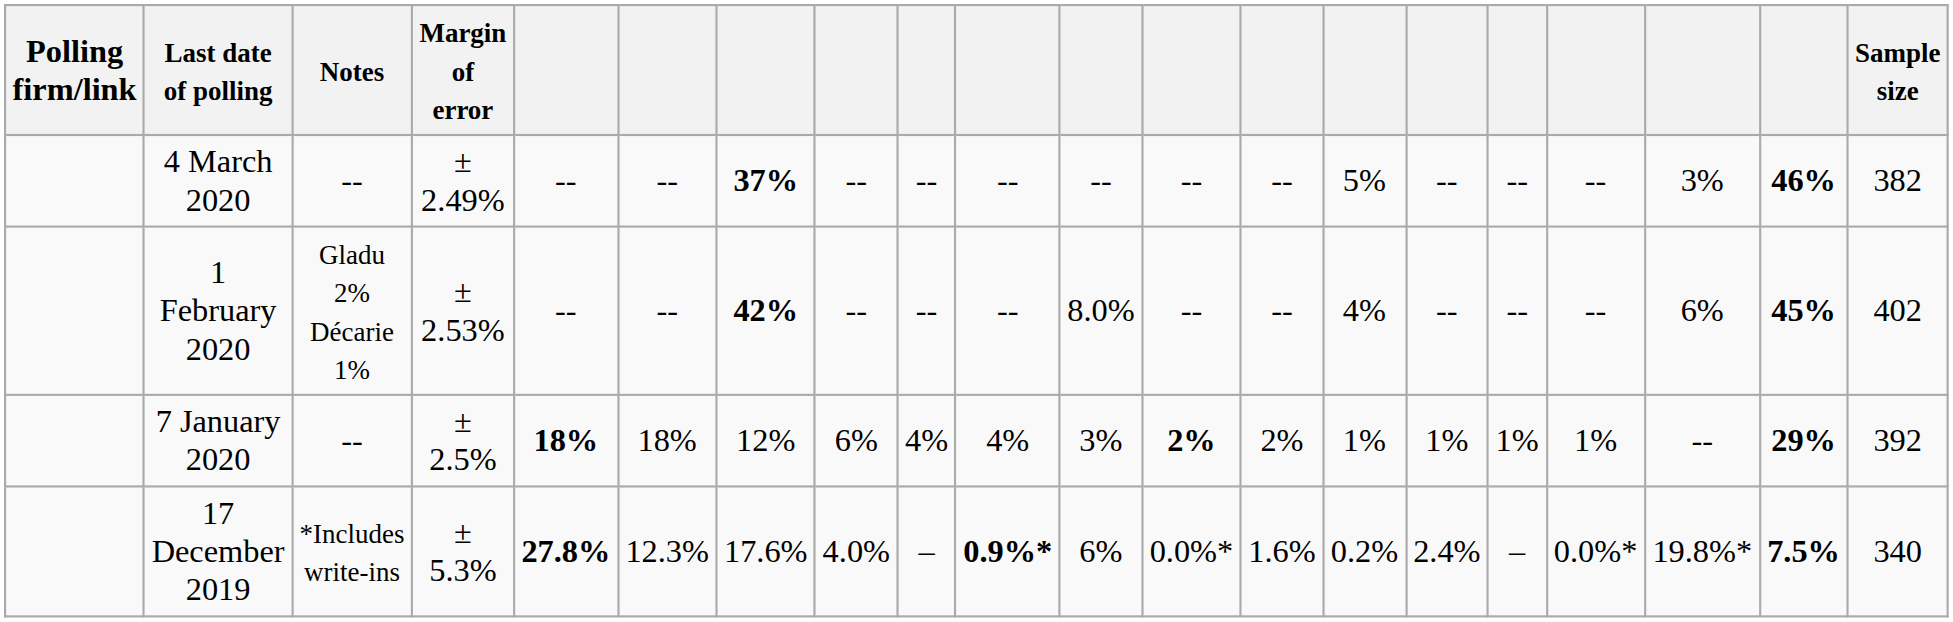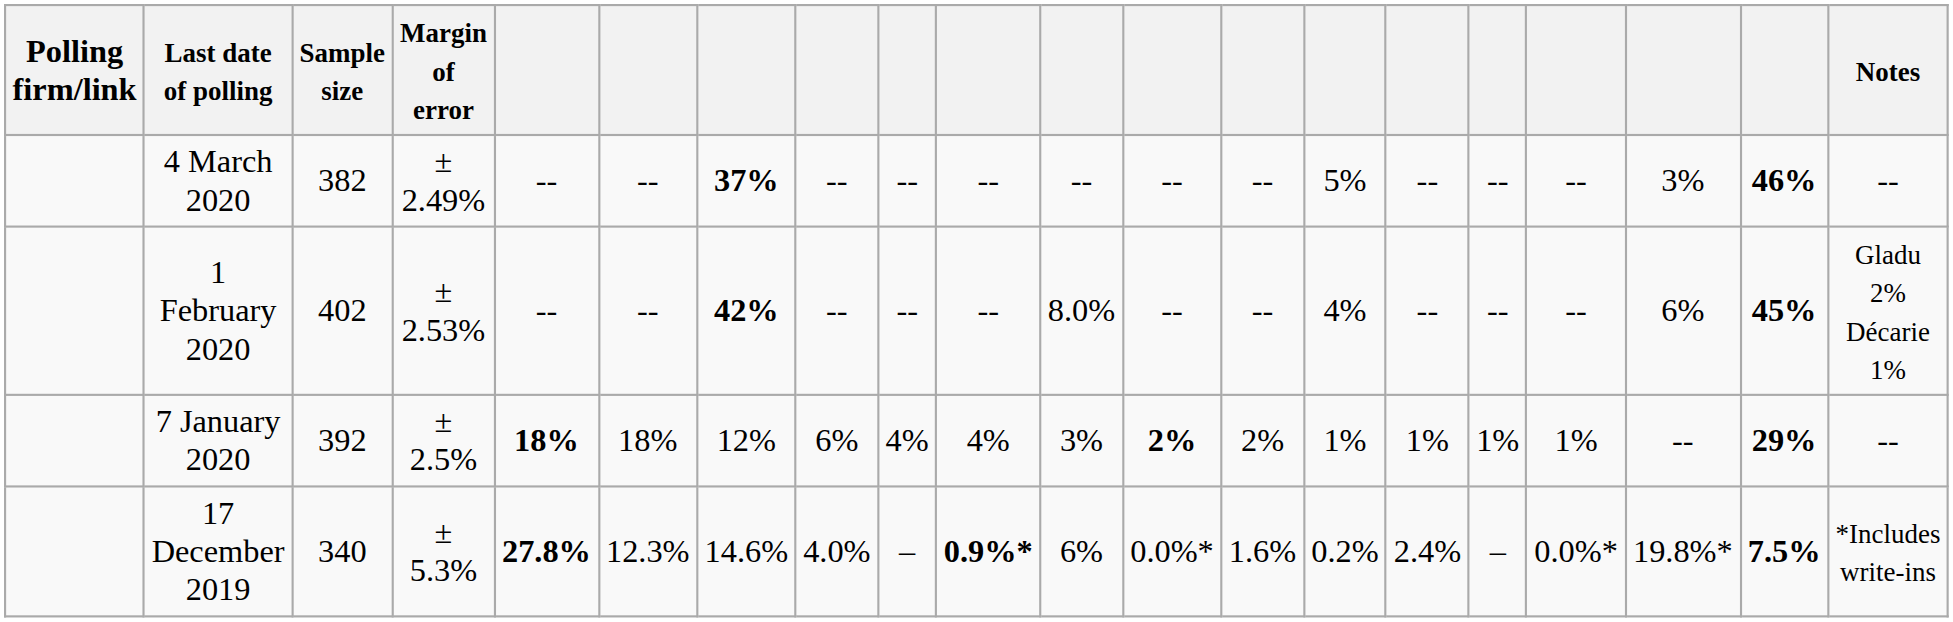columns swapped: (1898, 72) <-> (352, 72)
(766, 551) 17.6% -> (746, 551) 14.6%
